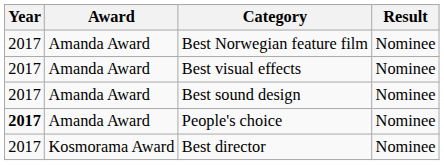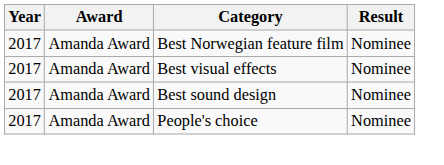(25, 120) bold -> (25, 120) normal
- row: (224, 146)
